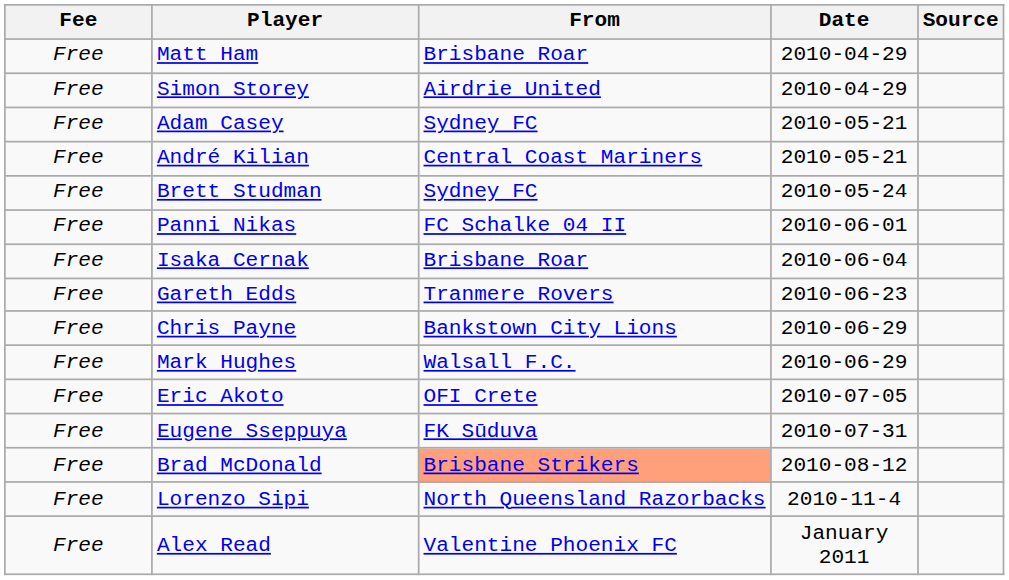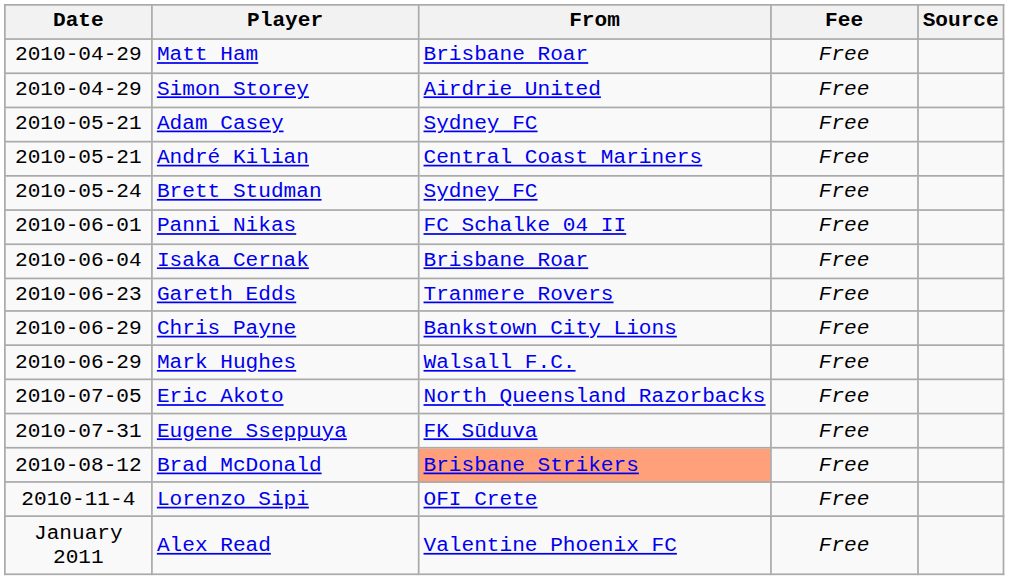columns swapped: (844, 22) <-> (78, 22)
(481, 397) OFI Crete -> (595, 397) North Queensland Razorbacks
(595, 500) North Queensland Razorbacks -> (481, 500) OFI Crete
